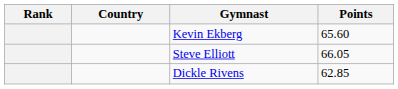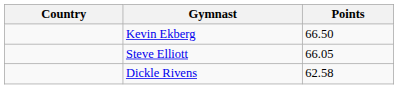- column: (38, 14)
(335, 34) 65.60 -> (319, 34) 66.50
(335, 73) 62.85 -> (319, 73) 62.58
